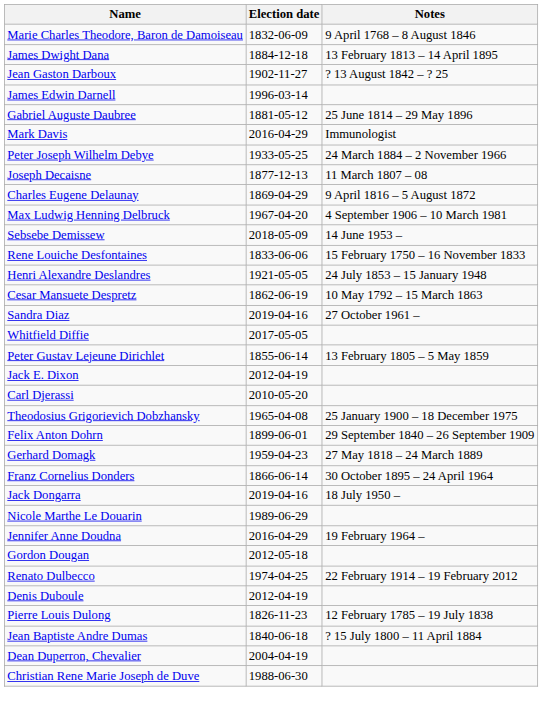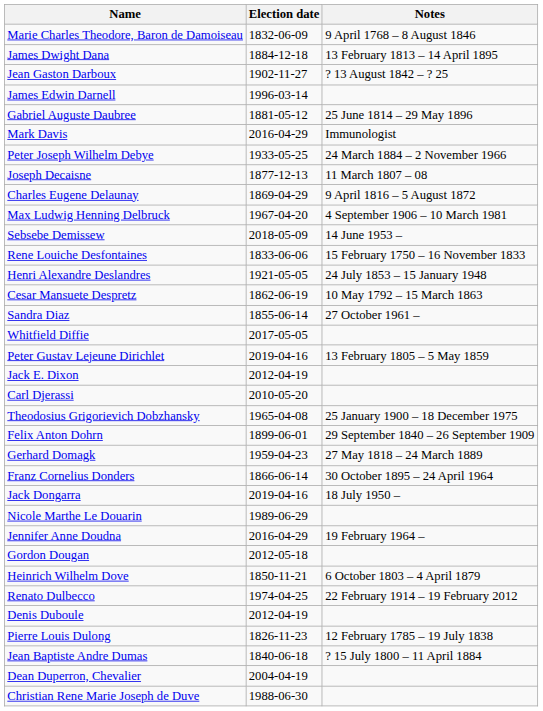(278, 315) 2019-04-16 -> (278, 315) 1855-06-14
(278, 355) 1855-06-14 -> (278, 355) 2019-04-16
+ row: (68, 575)
